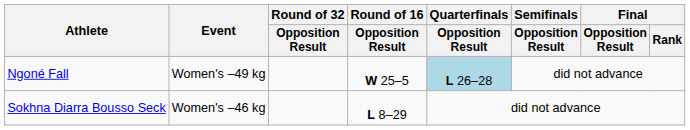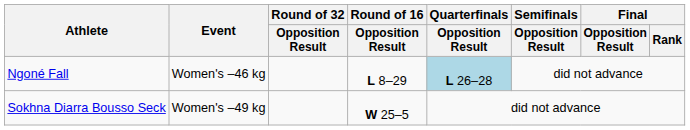(219, 74) Women's –49 kg -> (219, 74) Women's –46 kg
(387, 81) W 25–5 -> (387, 81) L 8–29
(219, 108) Women's –46 kg -> (219, 108) Women's –49 kg
(387, 115) L 8–29 -> (387, 115) W 25–5
